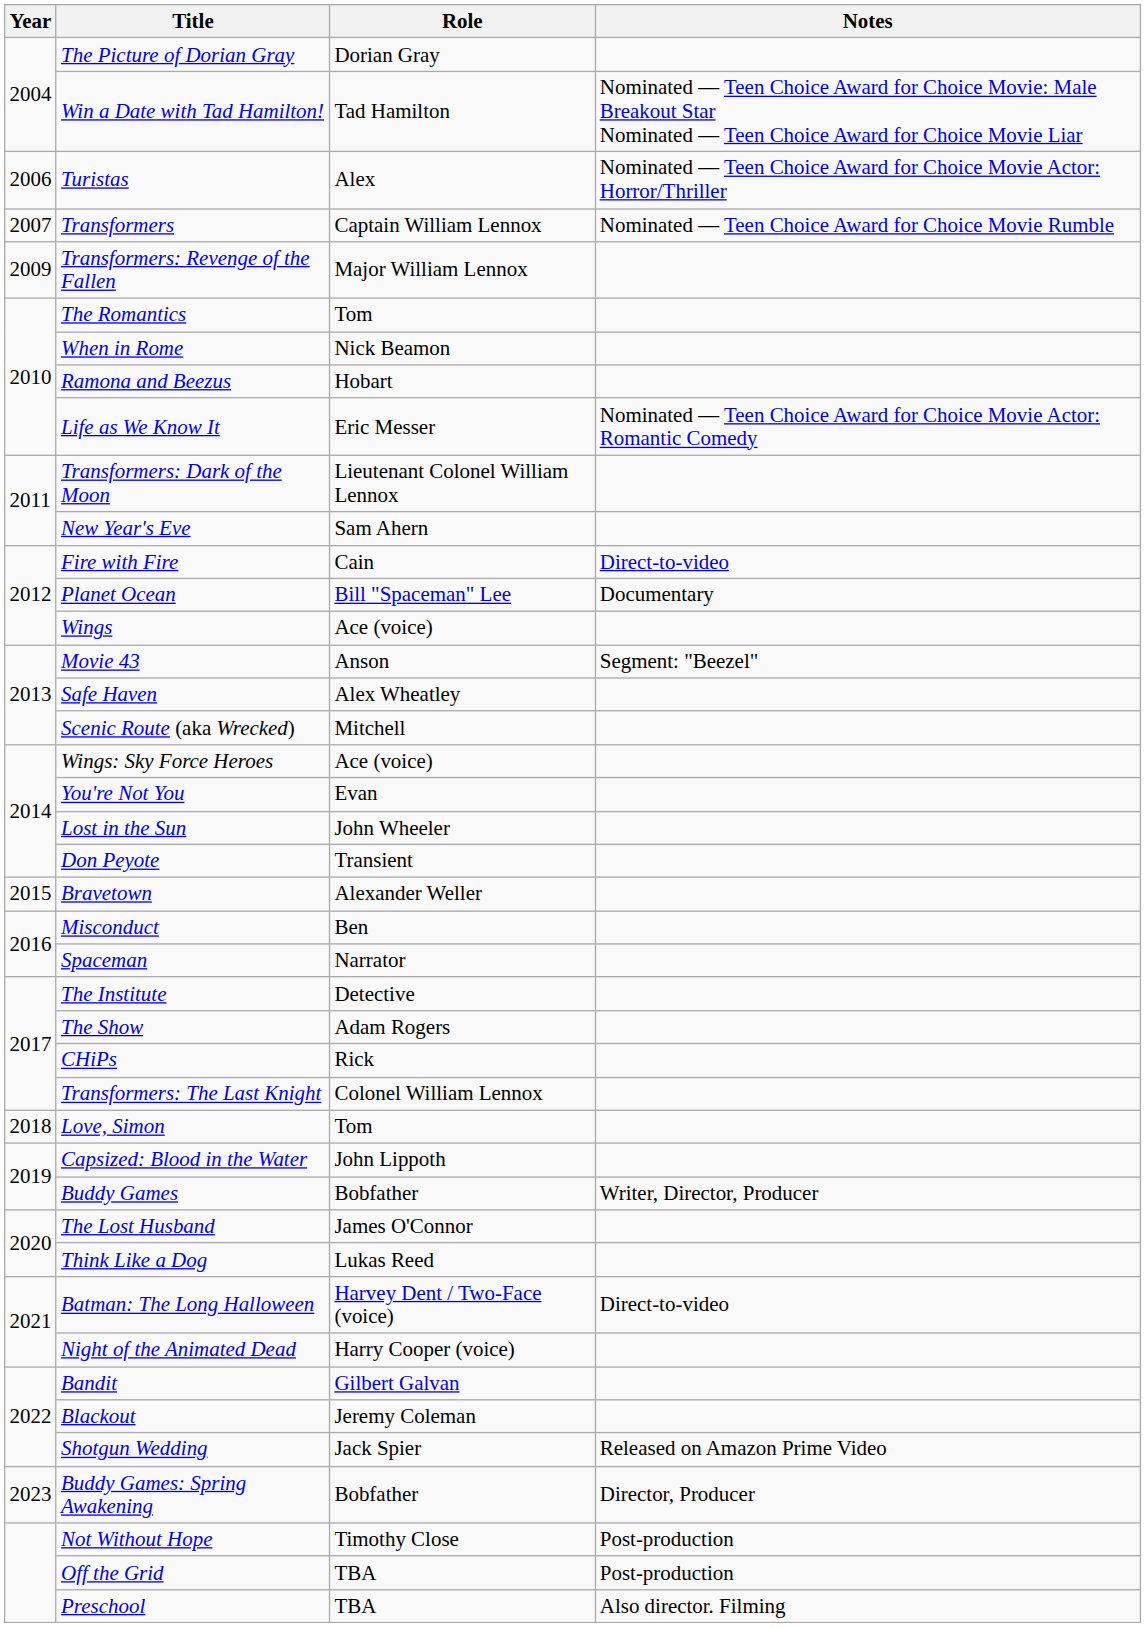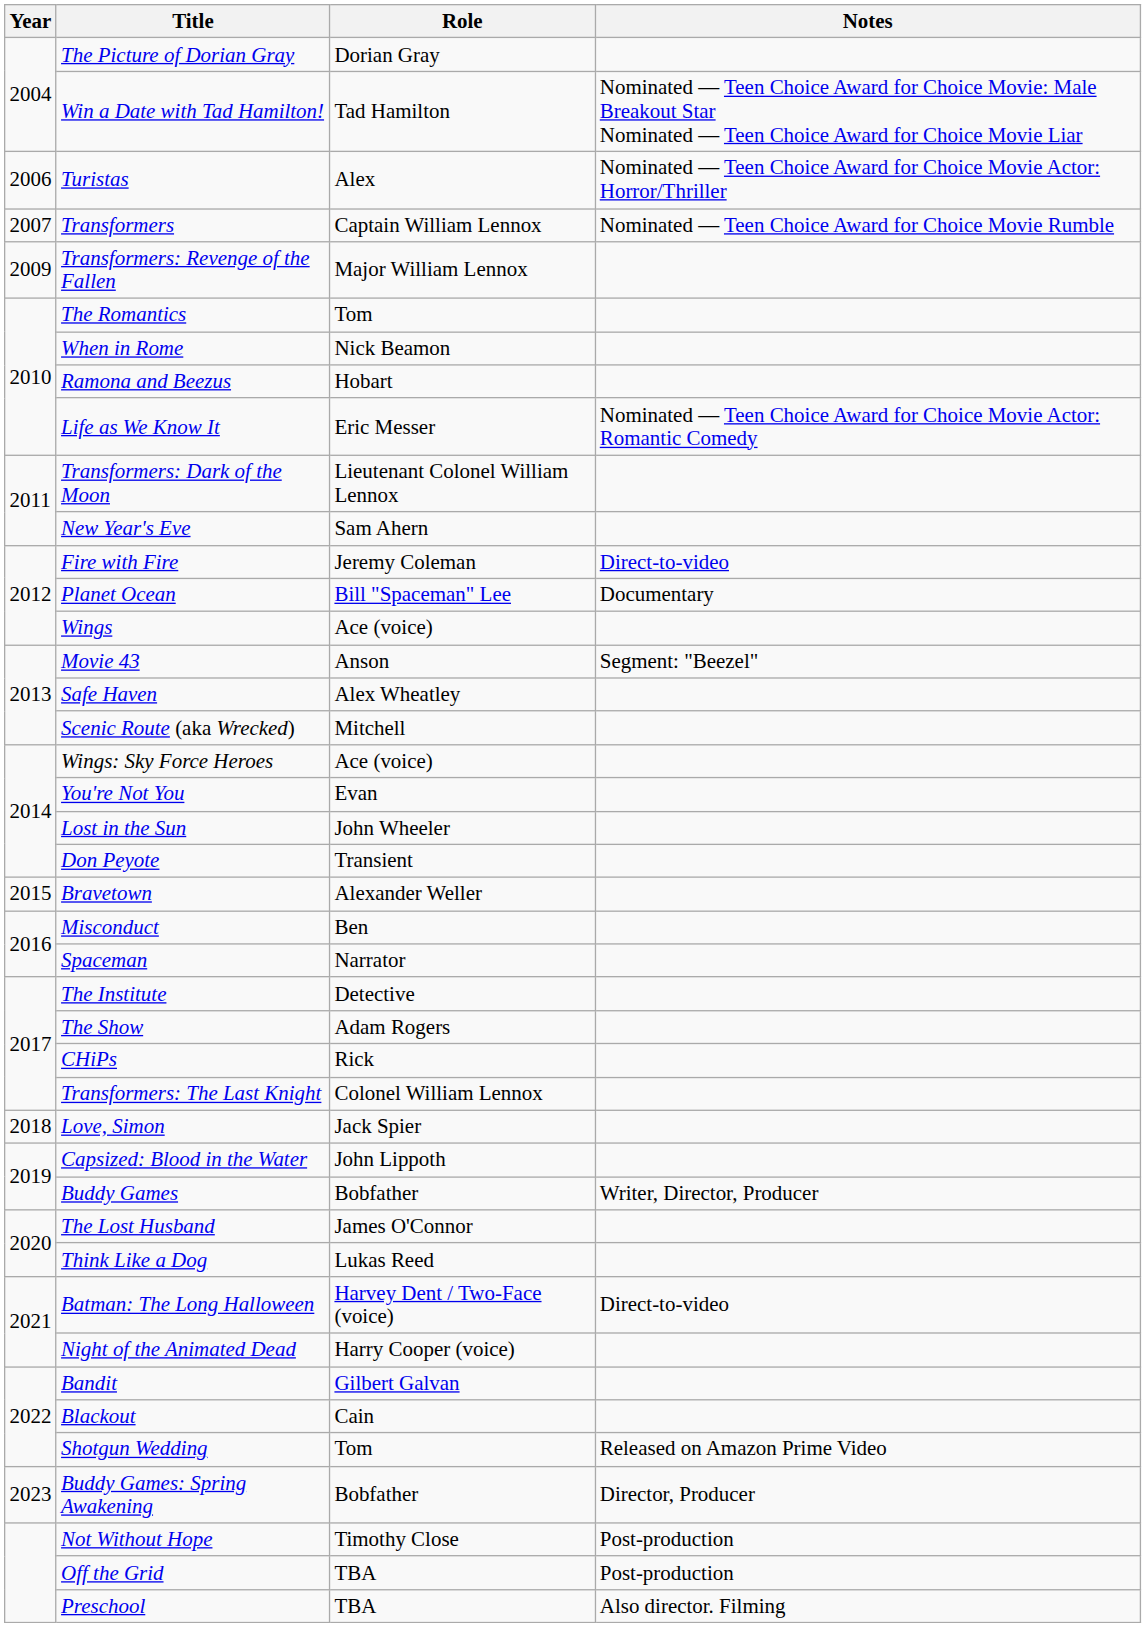(354, 561) Cain -> (405, 561) Jeremy Coleman
(353, 1126) Tom -> (378, 1126) Jack Spier
(405, 1416) Jeremy Coleman -> (354, 1416) Cain
(378, 1449) Jack Spier -> (353, 1449) Tom
